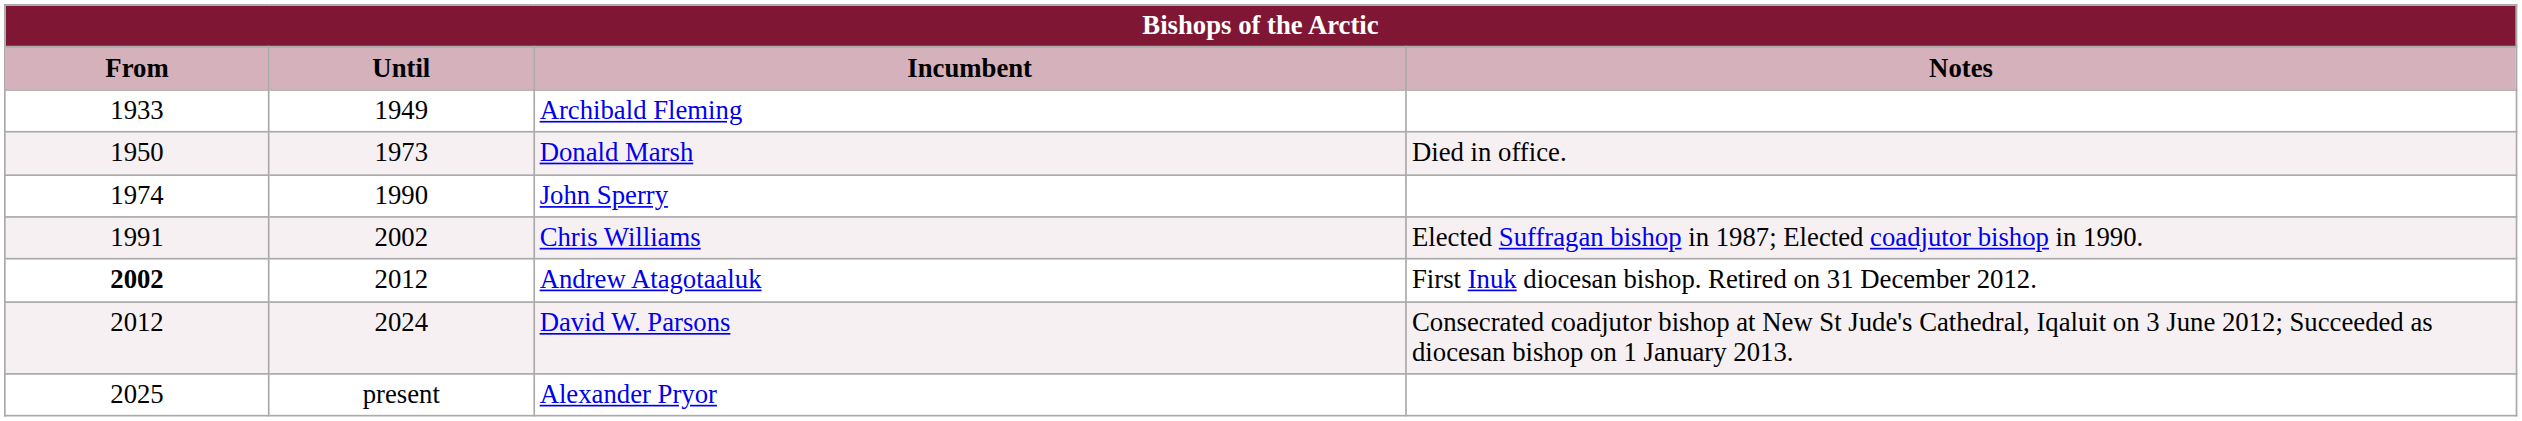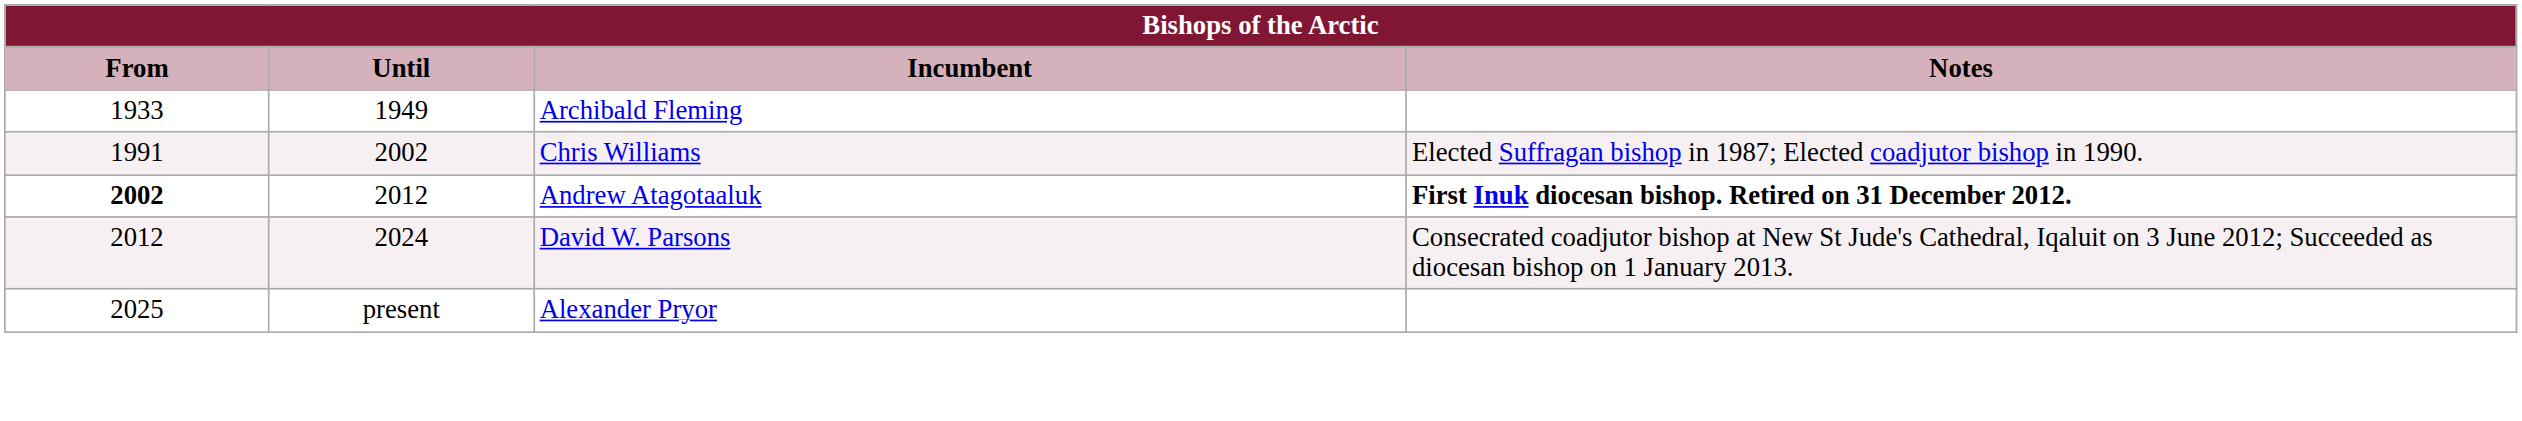- row: (616, 152)
- row: (604, 195)
(1724, 279) normal -> (1742, 195) bold
